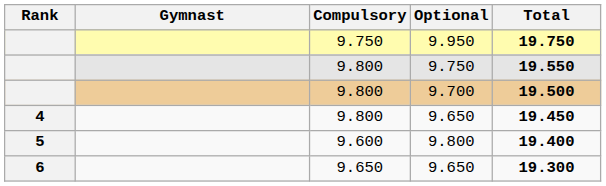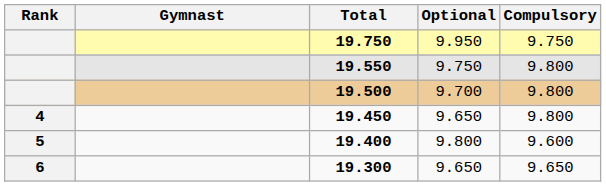columns swapped: (360, 18) <-> (546, 18)
